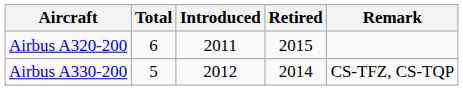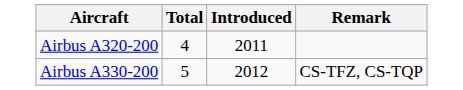- column: (296, 17)
(154, 44) 6 -> (185, 44) 4
